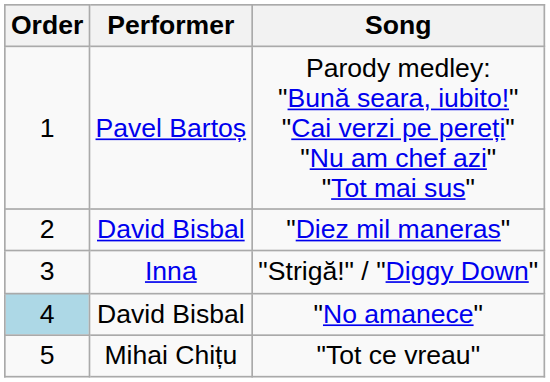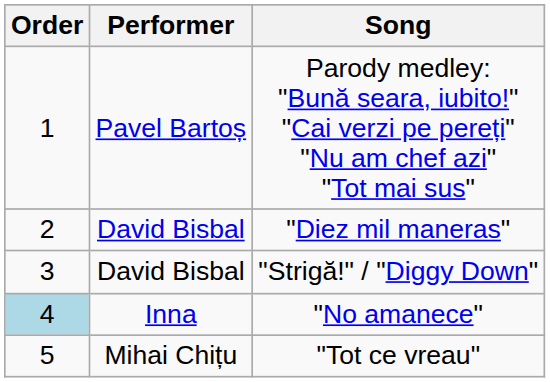(171, 271) Inna -> (171, 271) David Bisbal
(171, 313) David Bisbal -> (171, 313) Inna
